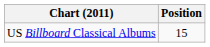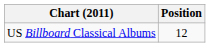(182, 32) 15 -> (182, 32) 12
